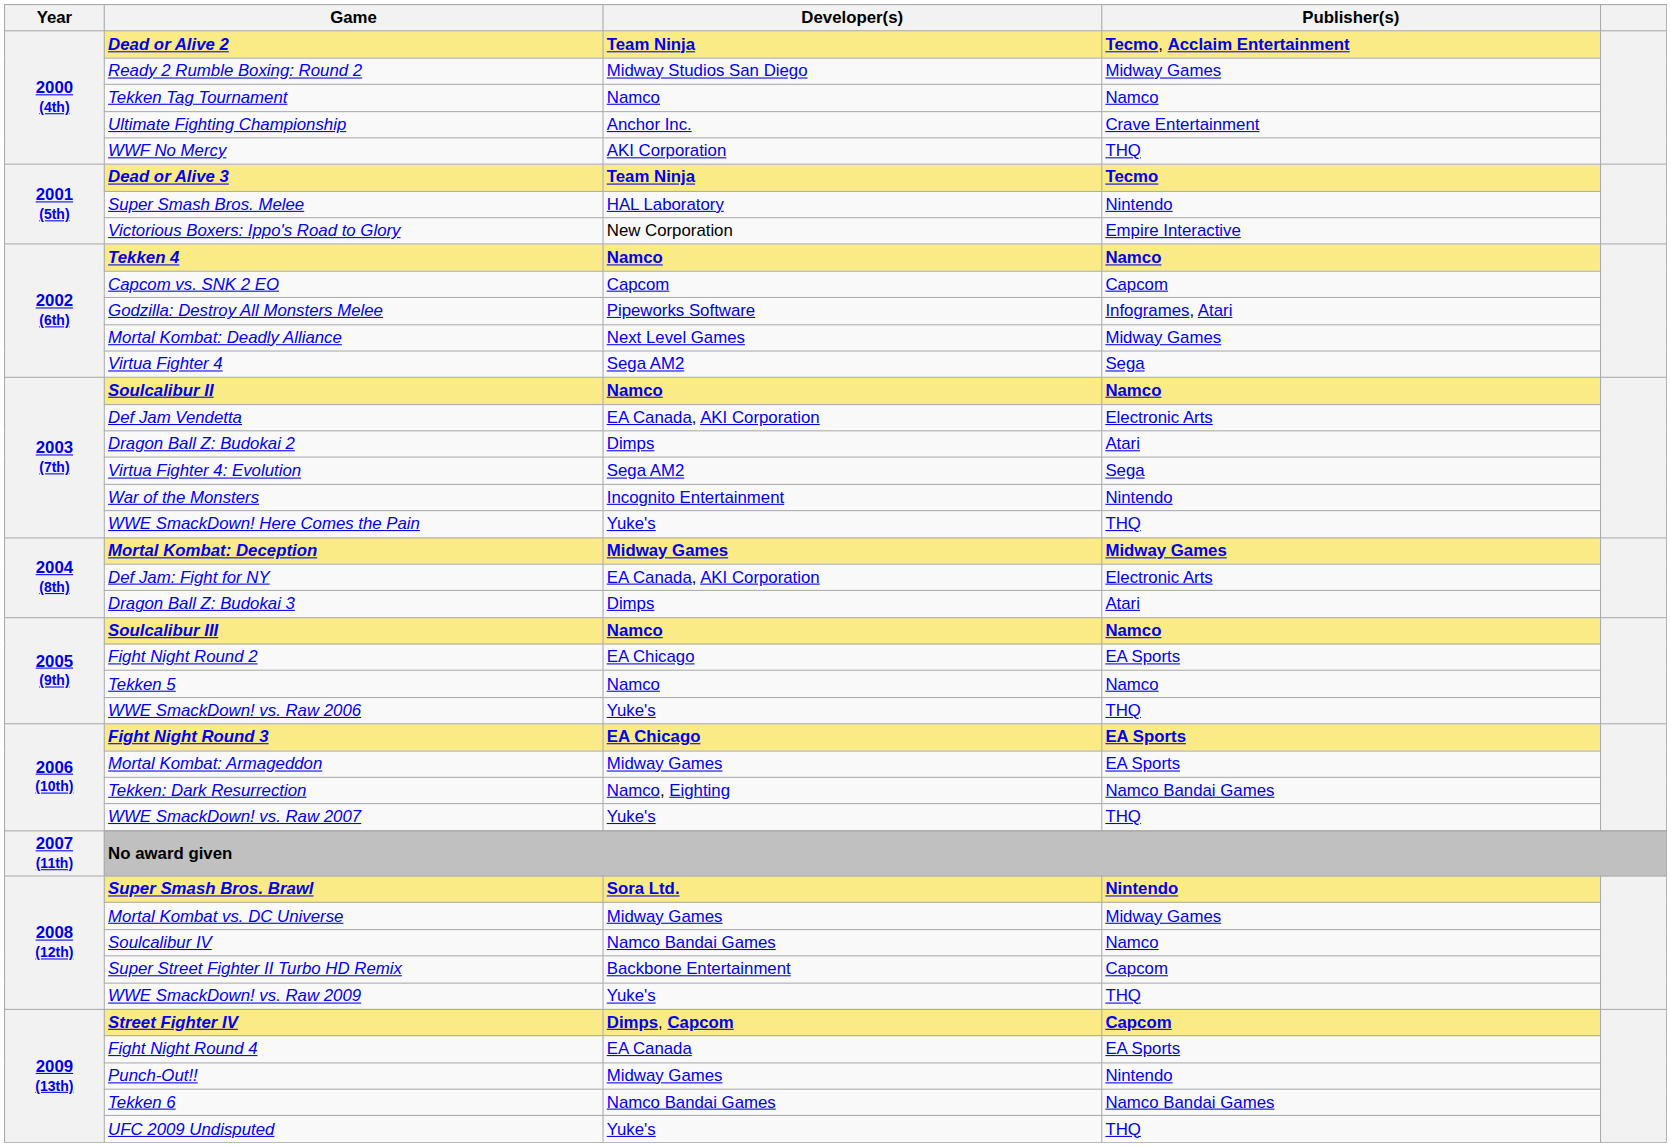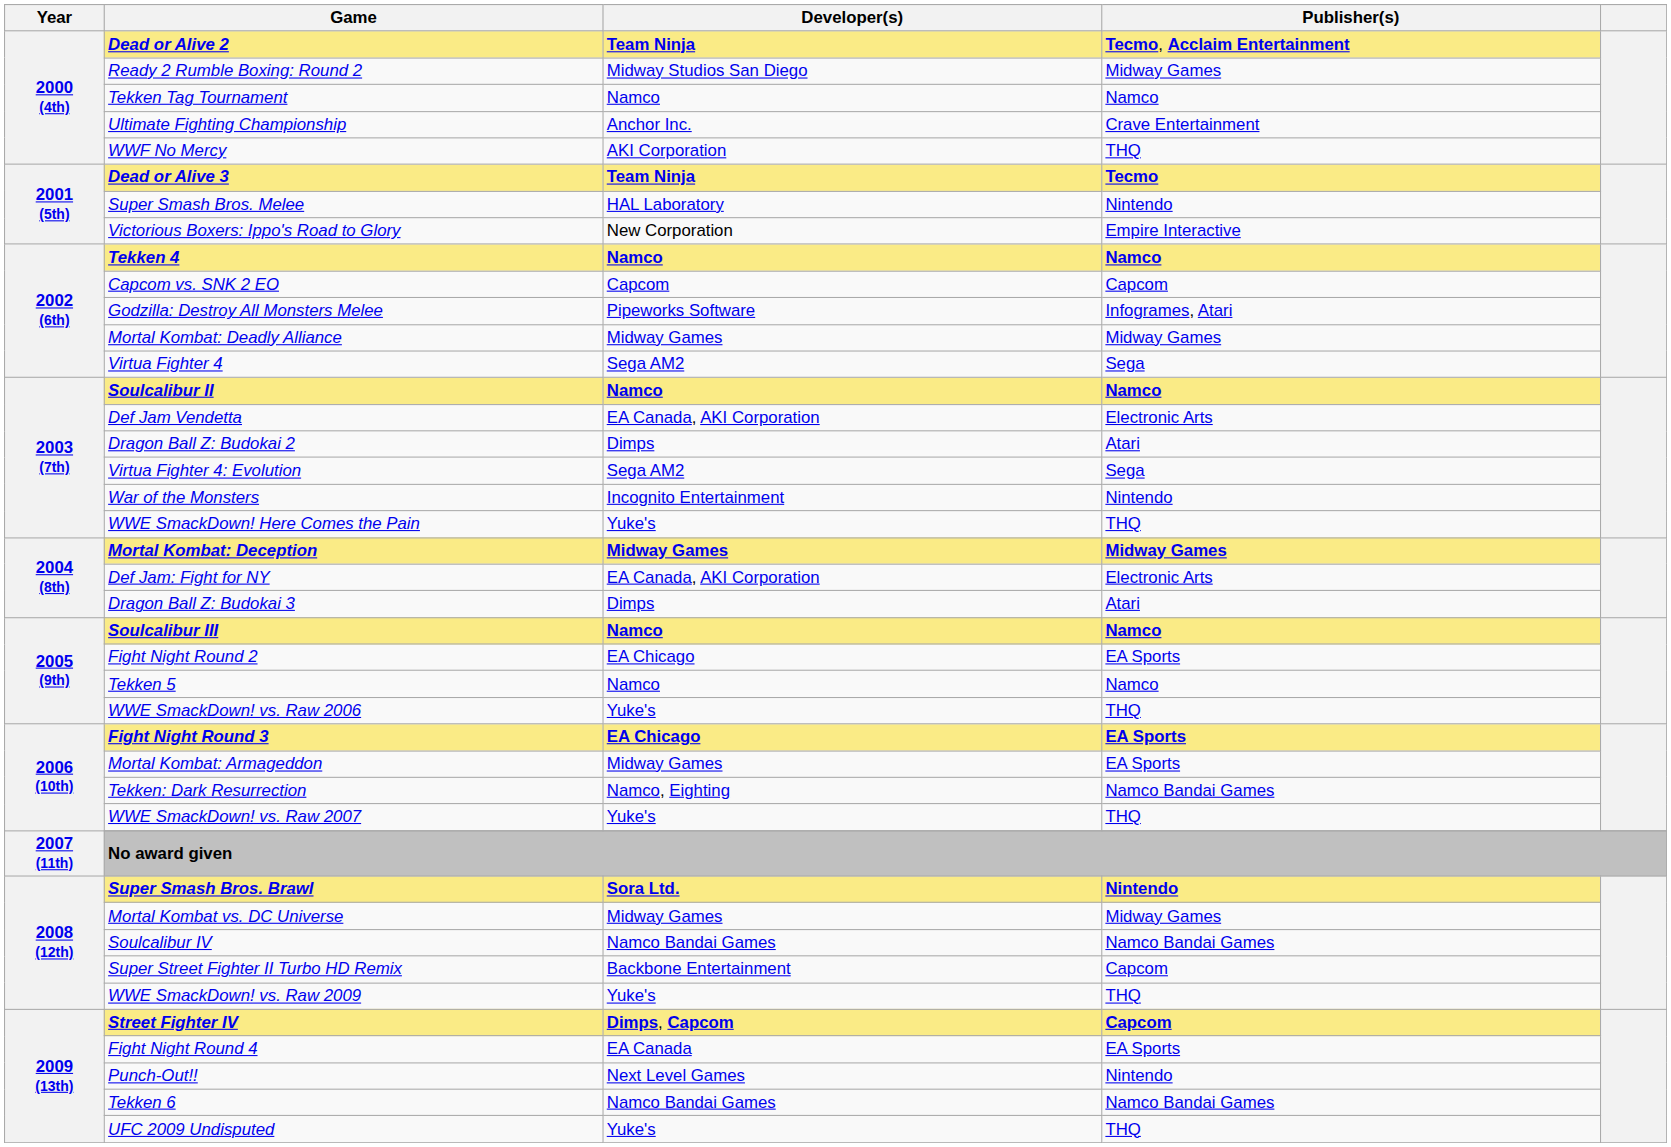(676, 337) Next Level Games -> (665, 337) Midway Games
(1132, 942) Namco -> (1190, 942) Namco Bandai Games
(665, 1075) Midway Games -> (676, 1075) Next Level Games
